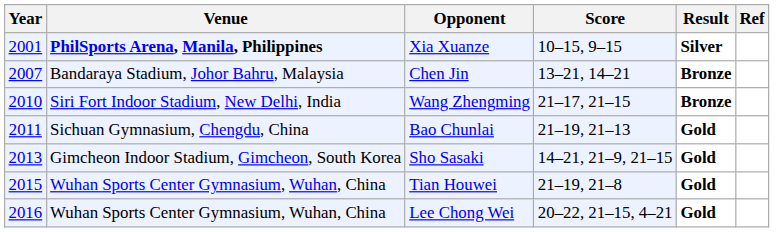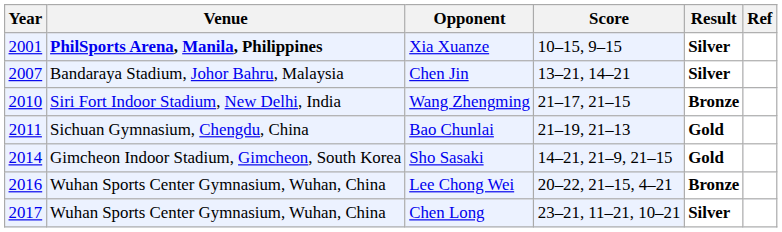(706, 74) Bronze -> (709, 74) Silver
(25, 157) 2013 -> (25, 157) 2014
- row: (453, 185)
(698, 213) Gold -> (714, 185) Bronze
+ row: (447, 213)
